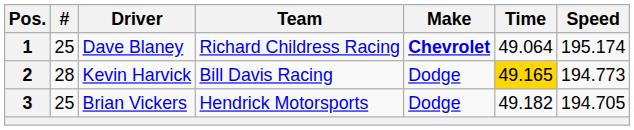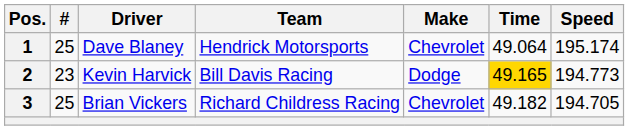(300, 47) Richard Childress Racing -> (284, 47) Hendrick Motorsports
(449, 47) bold -> (446, 47) normal
(64, 75) 28 -> (64, 75) 23
(284, 103) Hendrick Motorsports -> (300, 103) Richard Childress Racing
(434, 103) Dodge -> (446, 103) Chevrolet
